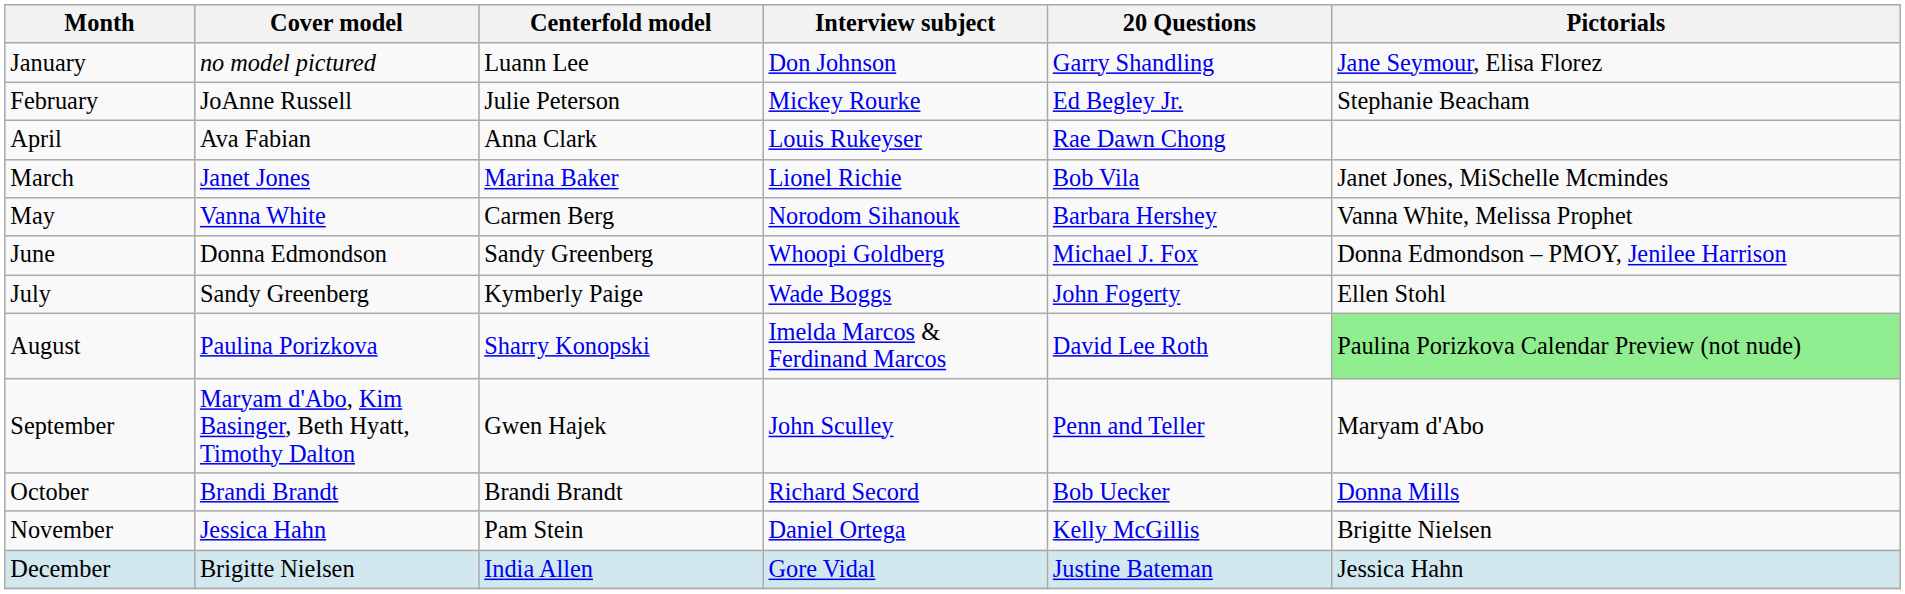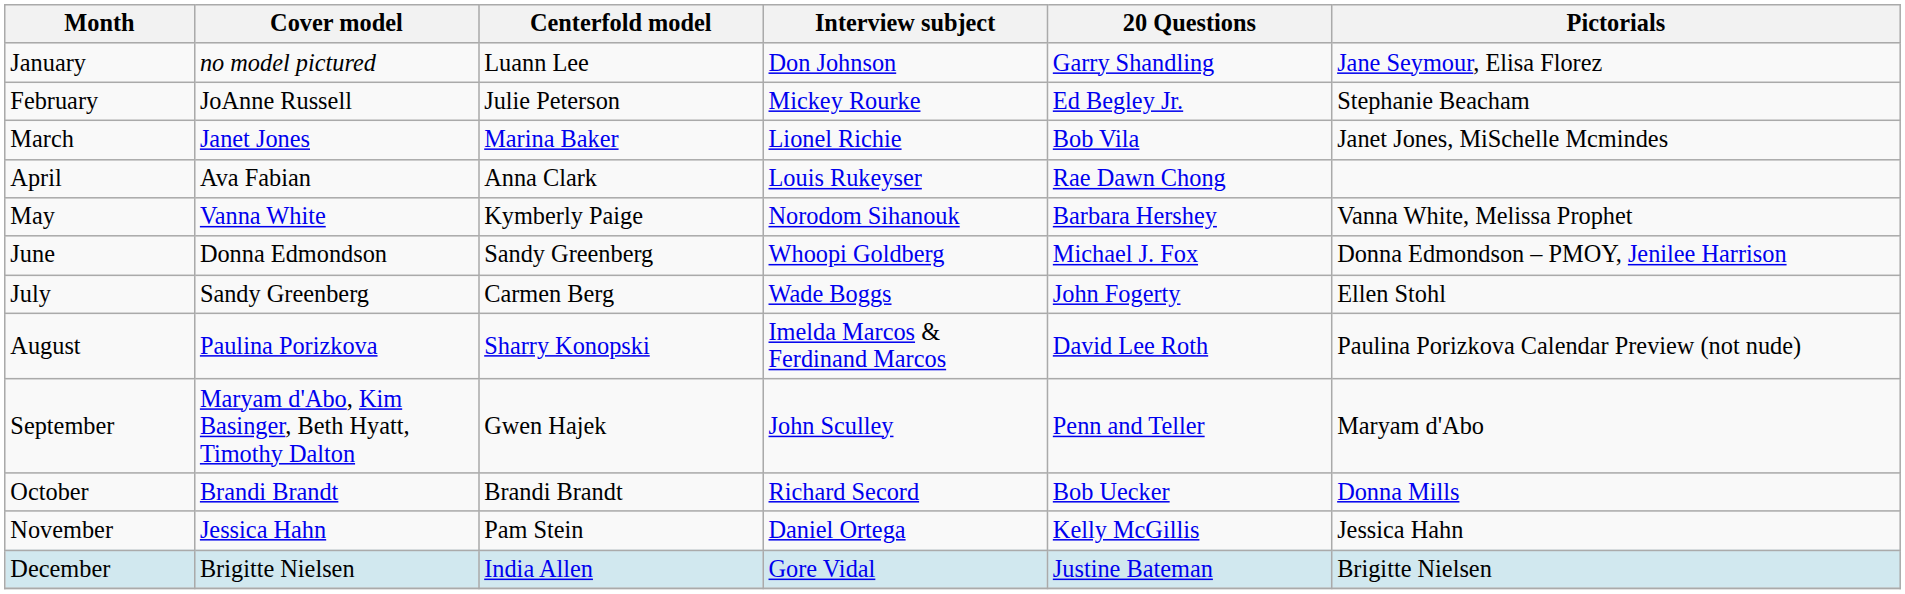rows swapped: (42, 178) <-> (36, 139)
(549, 216) Carmen Berg -> (564, 216) Kymberly Paige
(564, 293) Kymberly Paige -> (549, 293) Carmen Berg
(1569, 346) lightgreen background -> (1569, 346) no background
(1414, 530) Brigitte Nielsen -> (1400, 530) Jessica Hahn
(1400, 568) Jessica Hahn -> (1414, 568) Brigitte Nielsen
